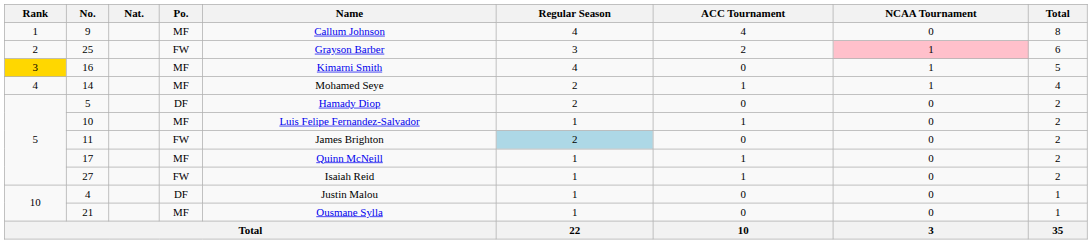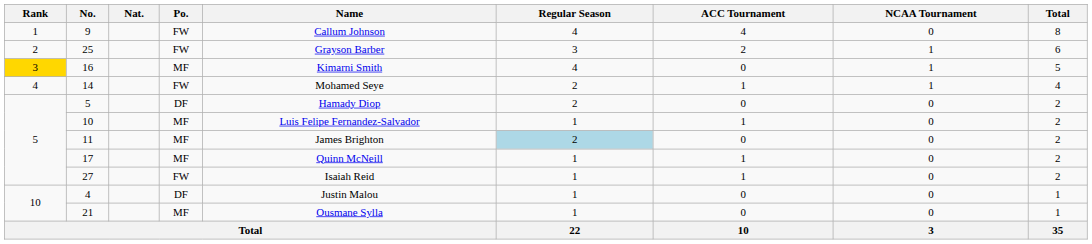(181, 31) MF -> (181, 31) FW
(931, 49) pink background -> (931, 49) no background
(181, 85) MF -> (181, 85) FW
(181, 140) FW -> (181, 140) MF
